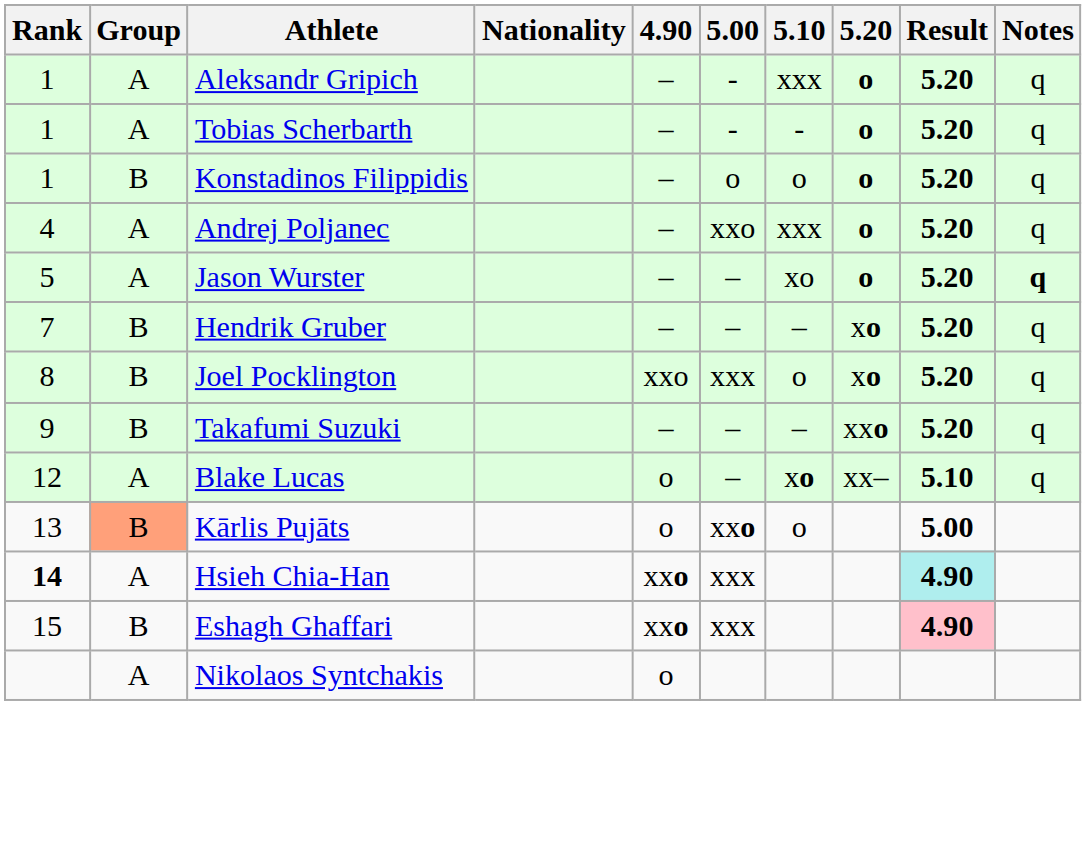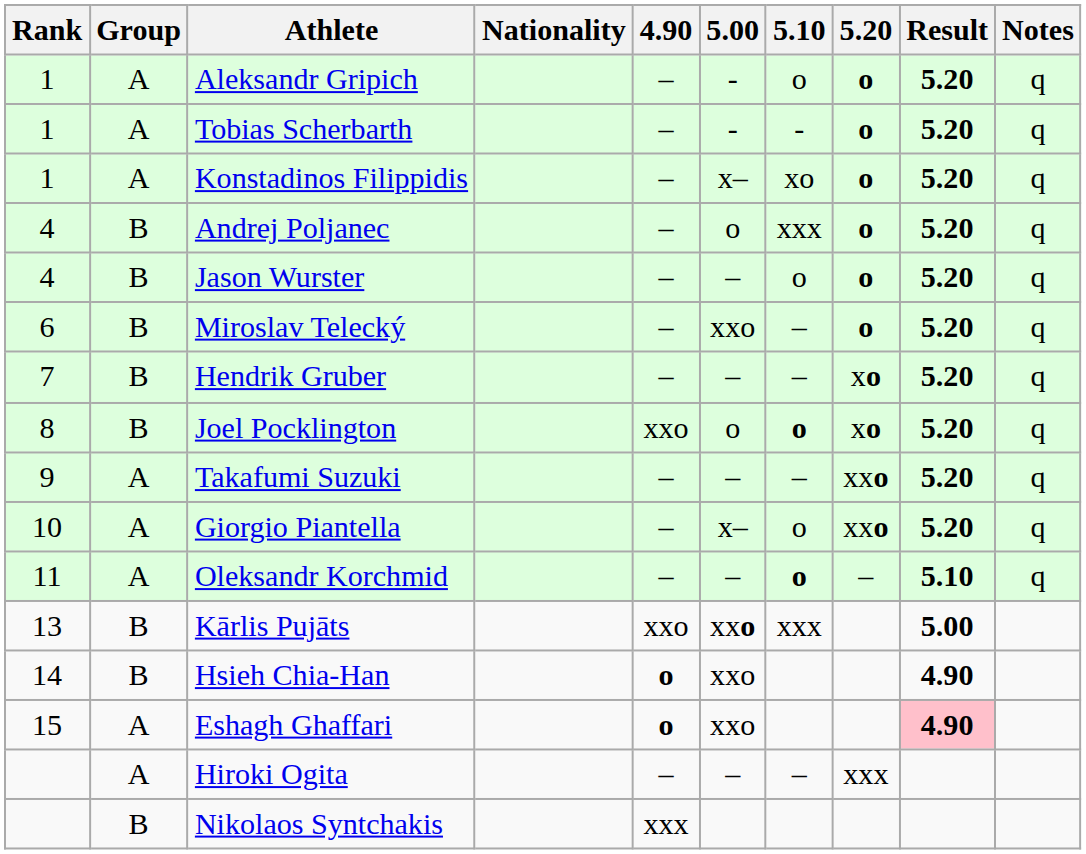(799, 79) xxx -> (799, 79) o
(139, 178) B -> (139, 178) A
(733, 178) o -> (733, 178) x–
(799, 178) o -> (799, 178) xo
(139, 227) A -> (139, 227) B
(733, 227) xxo -> (733, 227) o
(47, 277) 5 -> (47, 277) 4
(139, 277) A -> (139, 277) B
(799, 277) xo -> (799, 277) o
(1038, 277) bold -> (1038, 277) normal
+ row: (300, 327)
(733, 376) xxx -> (733, 426) o
(799, 376) normal -> (799, 426) bold
(139, 426) B -> (139, 476) A
+ row: (298, 525)
+ row: (321, 575)
- row: (270, 476)
(139, 525) lightsalmon background -> (139, 624) no background
(666, 525) o -> (666, 624) xxo
(799, 525) o -> (799, 624) xxx
(47, 575) bold -> (47, 674) normal
(139, 575) A -> (139, 674) B
(666, 575) xxo -> (666, 674) o
(733, 575) xxx -> (733, 674) xxo
(947, 575) paleturquoise background -> (947, 674) no background
(139, 624) B -> (139, 724) A
(666, 624) xxo -> (666, 724) o
(733, 624) xxx -> (733, 724) xxo
+ row: (271, 773)
(139, 674) A -> (139, 823) B
(666, 674) o -> (666, 823) xxx
